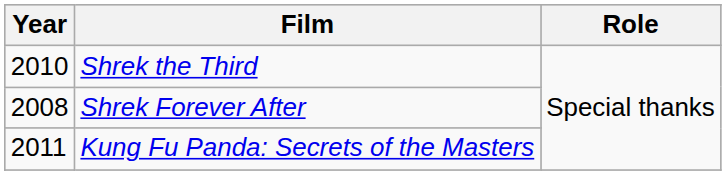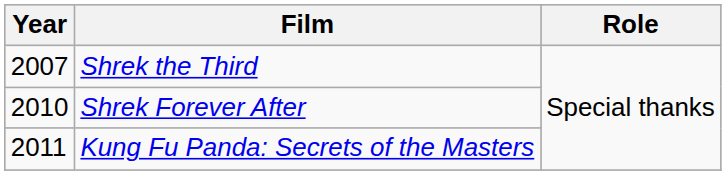(40, 66) 2010 -> (40, 66) 2007
(40, 107) 2008 -> (40, 107) 2010
